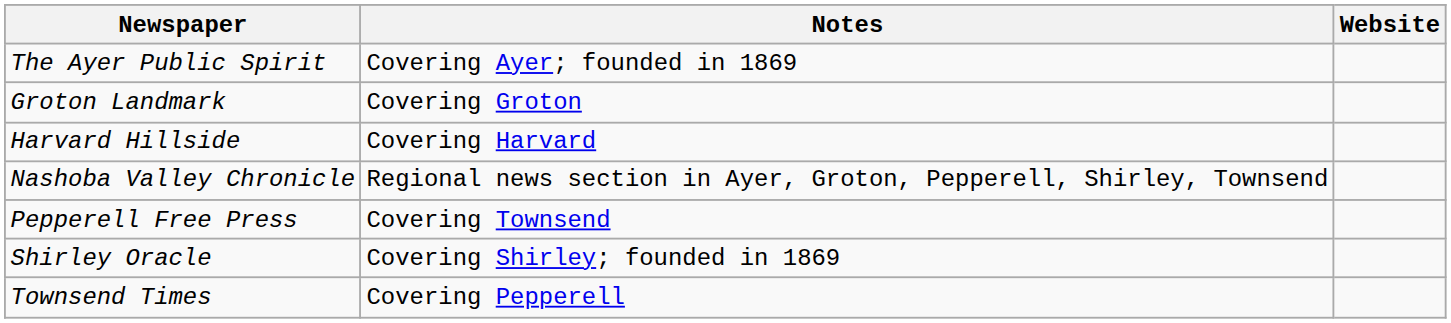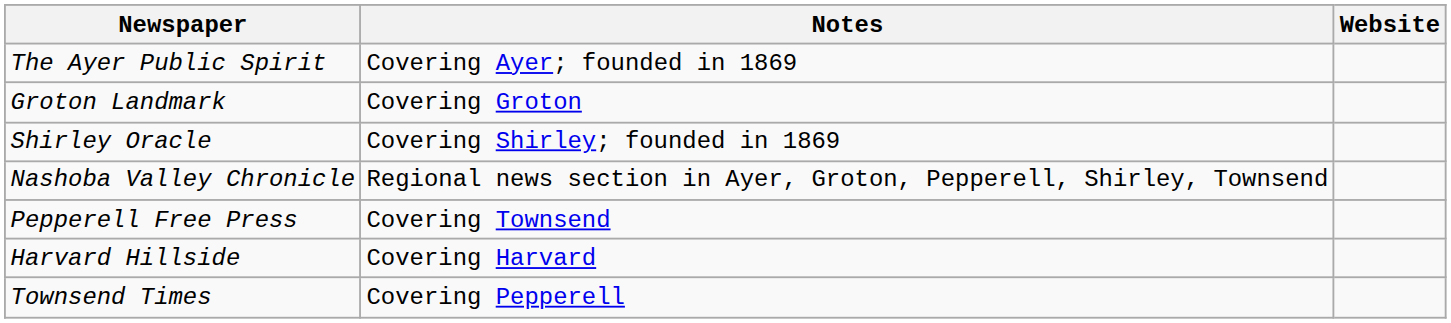rows swapped: (125, 141) <-> (111, 258)
